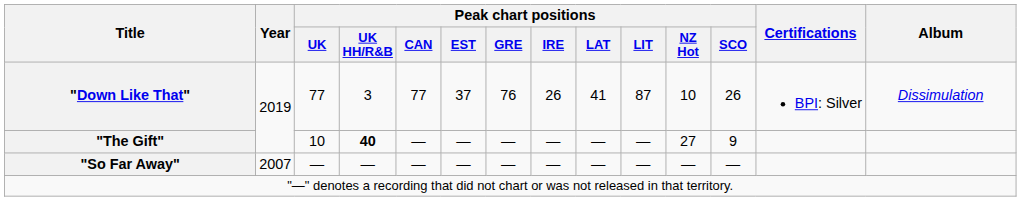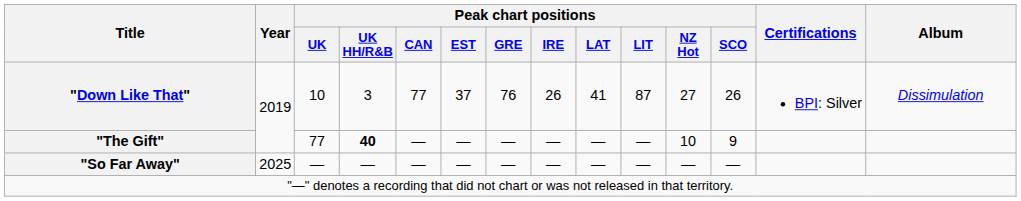(317, 96) 77 -> (317, 96) 10
(688, 96) 10 -> (688, 96) 27
(317, 141) 10 -> (317, 141) 77
(688, 141) 27 -> (688, 141) 10
(275, 164) 2007 -> (275, 164) 2025
